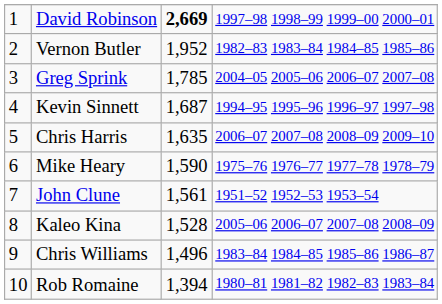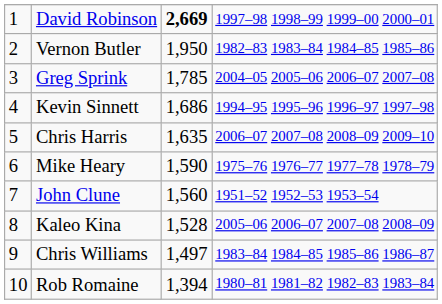(187, 48) 1,952 -> (187, 48) 1,950
(187, 107) 1,687 -> (187, 107) 1,686
(187, 195) 1,561 -> (187, 195) 1,560
(187, 254) 1,496 -> (187, 254) 1,497
